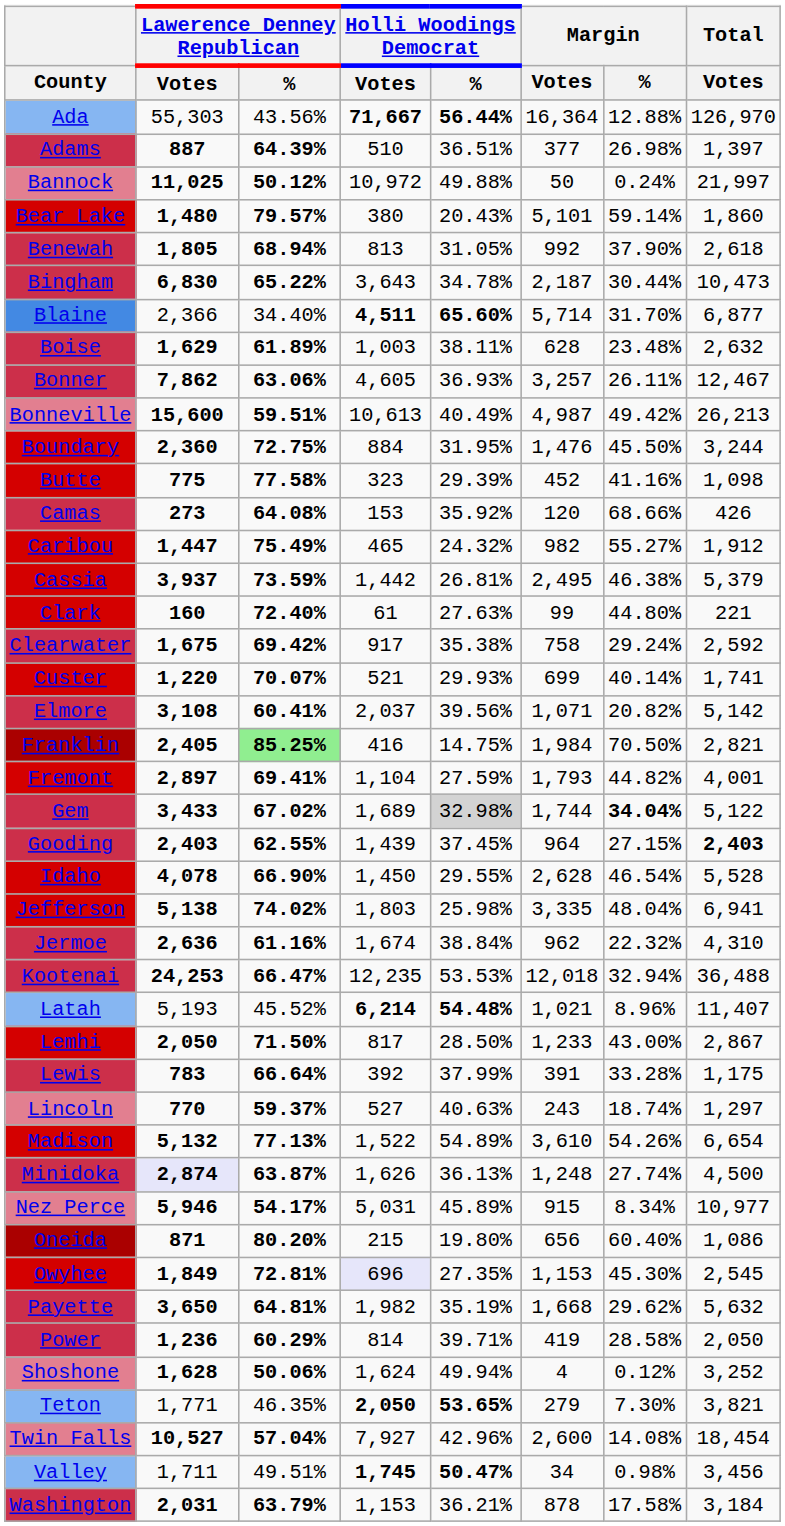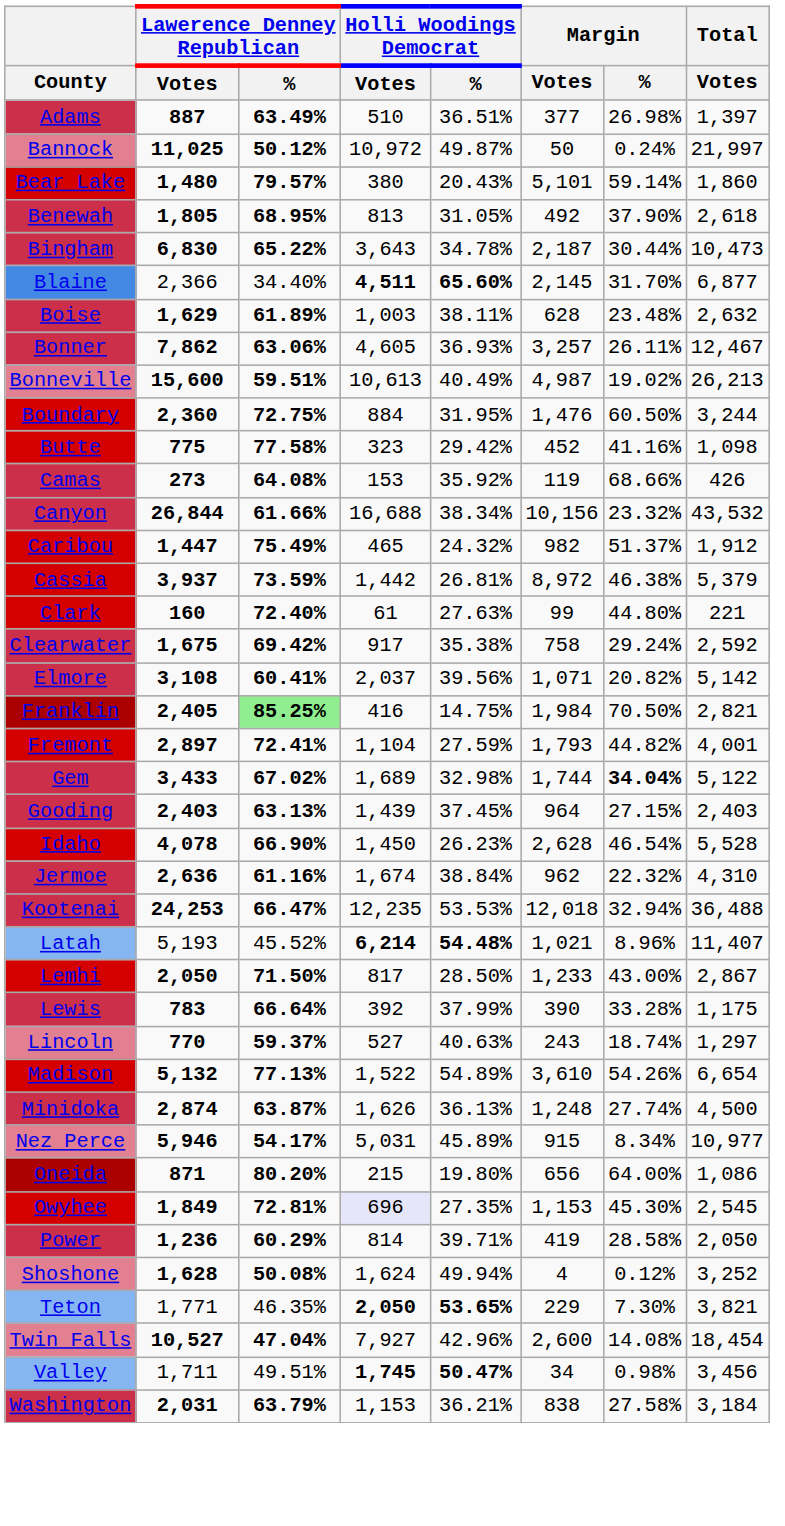- row: (70, 117)
(289, 150) 64.39% -> (289, 117) 63.49%
(476, 183) 49.88% -> (476, 150) 49.87%
(289, 249) 68.94% -> (289, 216) 68.95%
(562, 249) 992 -> (562, 216) 492
(562, 315) 5,714 -> (562, 282) 2,145
(645, 415) 49.42% -> (645, 381) 19.02%
(645, 448) 45.50% -> (645, 415) 60.50%
(476, 481) 29.39% -> (476, 448) 29.42%
(562, 514) 120 -> (562, 481) 119
+ row: (70, 514)
(645, 547) 55.27% -> (645, 547) 51.37%
(562, 580) 2,495 -> (562, 580) 8,972
- row: (70, 679)
(289, 778) 69.41% -> (289, 745) 72.41%
(476, 811) lightgrey background -> (476, 778) no background
(289, 844) 62.55% -> (289, 811) 63.13%
(733, 844) bold -> (727, 811) normal
(476, 877) 29.55% -> (476, 844) 26.23%
- row: (70, 910)
(562, 1076) 391 -> (562, 1009) 390
(187, 1175) lavender background -> (187, 1109) no background
(645, 1241) 60.40% -> (645, 1175) 64.00%
- row: (70, 1307)
(289, 1373) 50.06% -> (289, 1274) 50.08%
(562, 1406) 279 -> (562, 1307) 229
(289, 1439) 57.04% -> (289, 1340) 47.04%
(562, 1505) 878 -> (562, 1406) 838
(645, 1505) 17.58% -> (645, 1406) 27.58%
